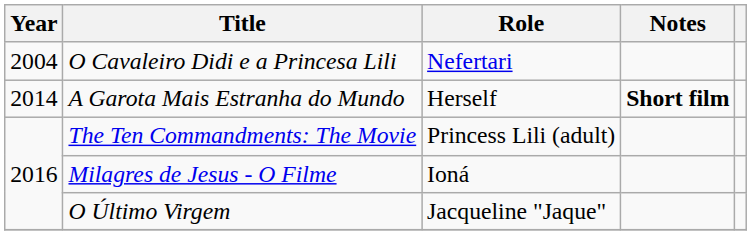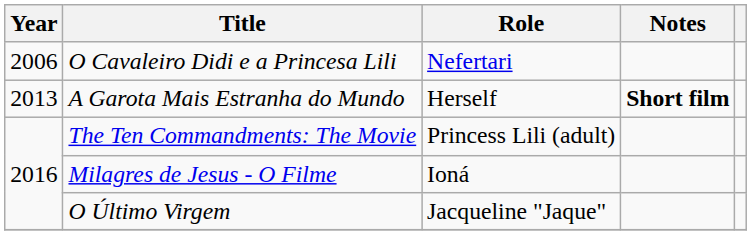(34, 60) 2004 -> (34, 60) 2006
(34, 98) 2014 -> (34, 98) 2013
